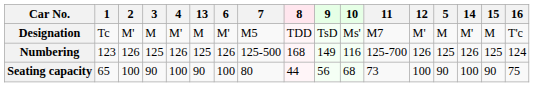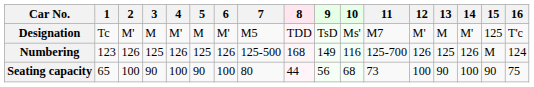columns swapped: (446, 14) <-> (202, 14)
(490, 33) M -> (493, 33) 125
(493, 52) 125 -> (490, 52) M
